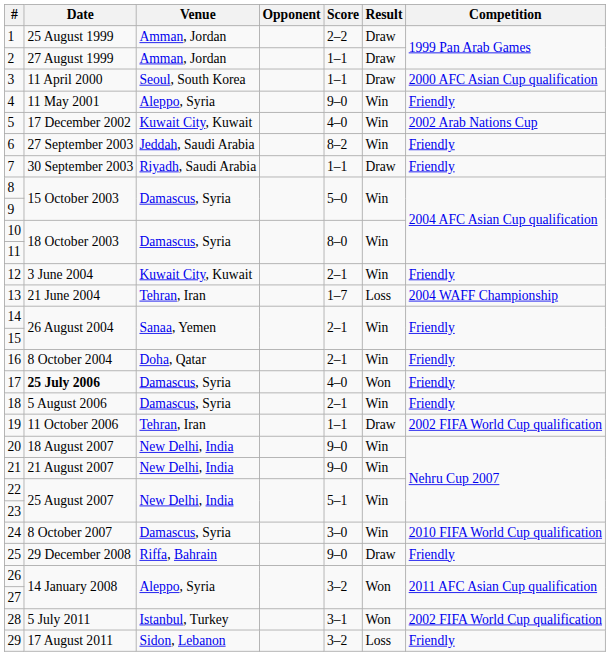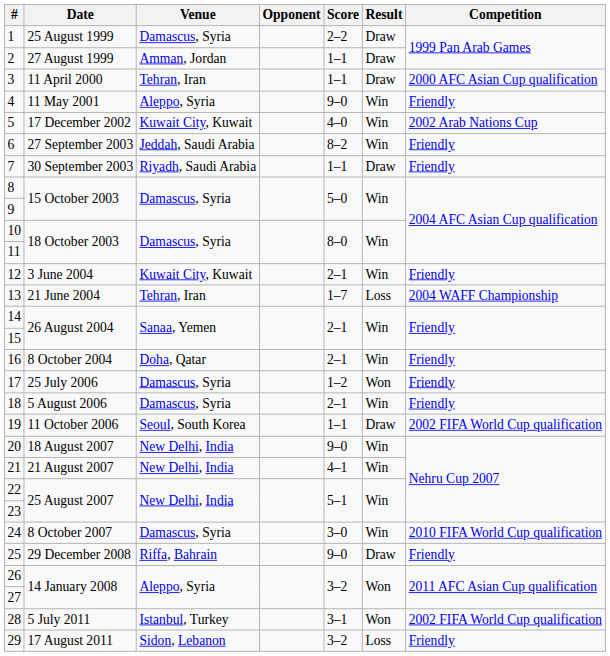(183, 36) Amman, Jordan -> (185, 36) Damascus, Syria
(193, 79) Seoul, South Korea -> (173, 79) Tehran, Iran
(64, 381) bold -> (63, 381) normal
(337, 381) 4–0 -> (337, 381) 1–2
(173, 425) Tehran, Iran -> (193, 425) Seoul, South Korea
(337, 468) 9–0 -> (337, 468) 4–1
